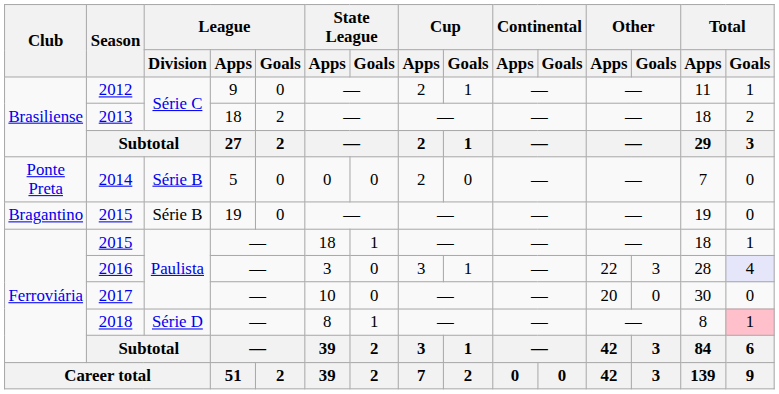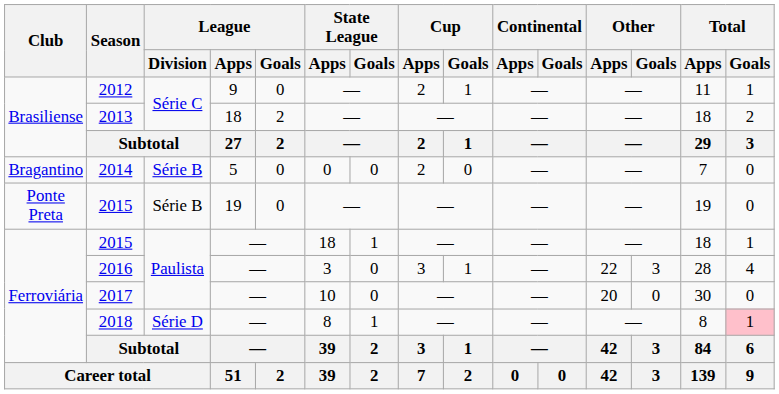(46, 179) Ponte Preta -> (46, 169) Bragantino
(46, 215) Bragantino -> (46, 206) Ponte Preta
(750, 268) lavender background -> (750, 268) no background
